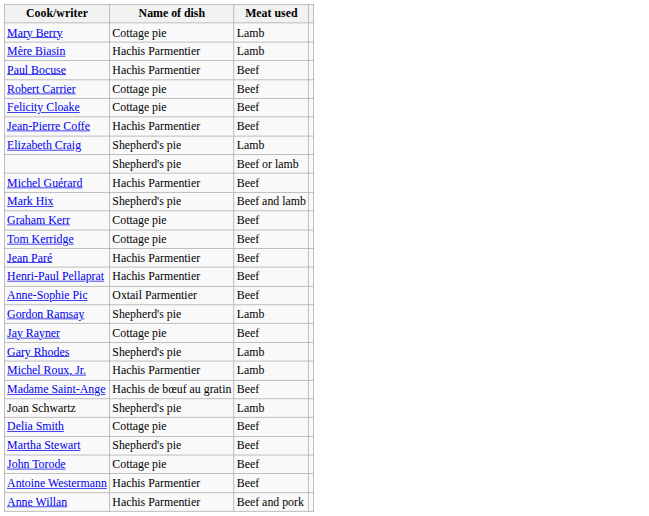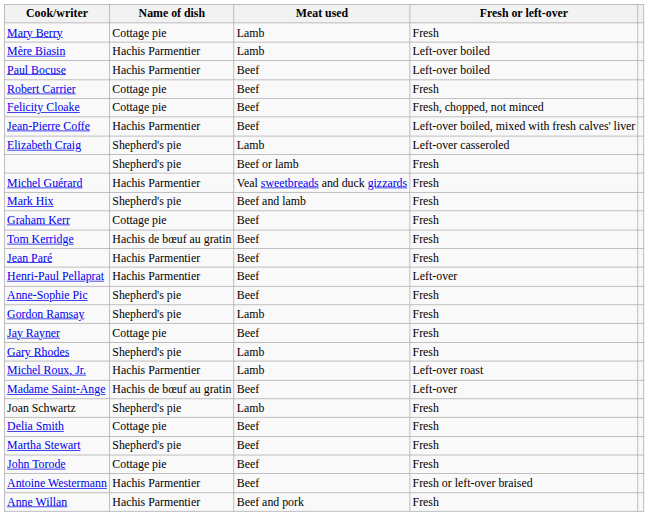+ column: (524, 13)
(248, 182) Beef -> (322, 182) Veal sweetbreads and duck gizzards
(139, 239) Cottage pie -> (172, 239) Hachis de bœuf au gratin
(155, 295) Oxtail Parmentier -> (147, 295) Shepherd's pie
